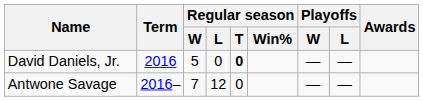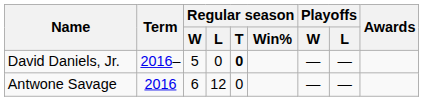(160, 61) 2016 -> (160, 61) 2016–
(160, 84) 2016– -> (160, 84) 2016
(195, 84) 7 -> (195, 84) 6
